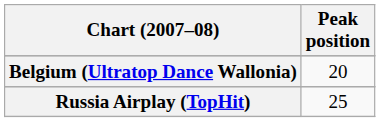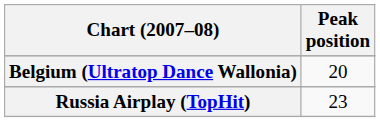(338, 101) 25 -> (338, 101) 23
